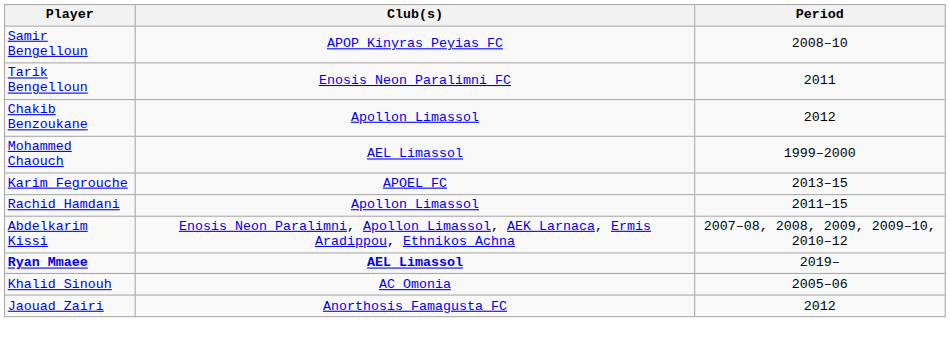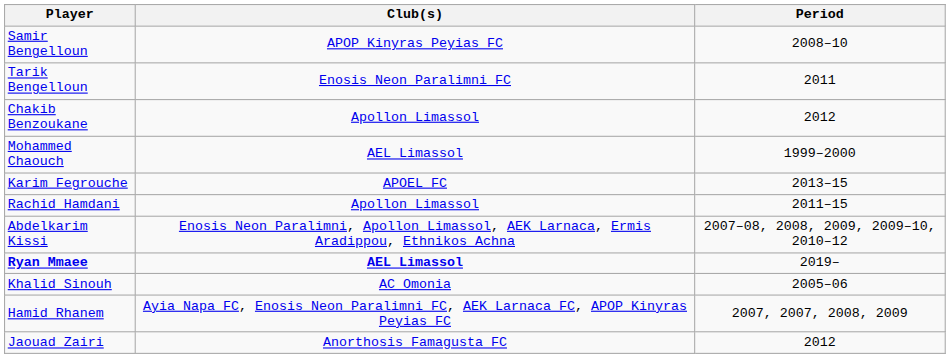+ row: (56, 314)
